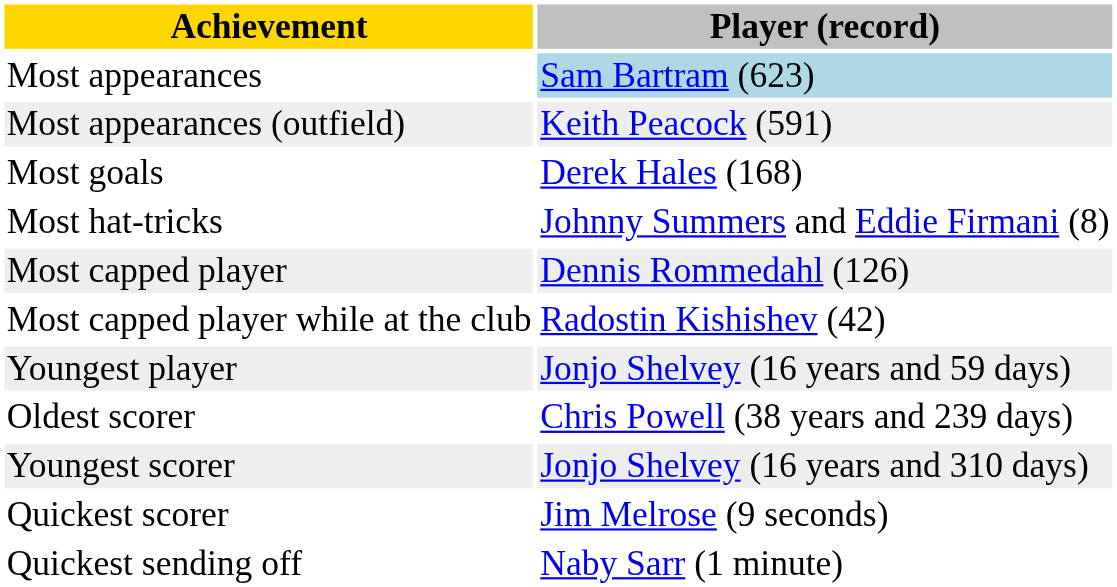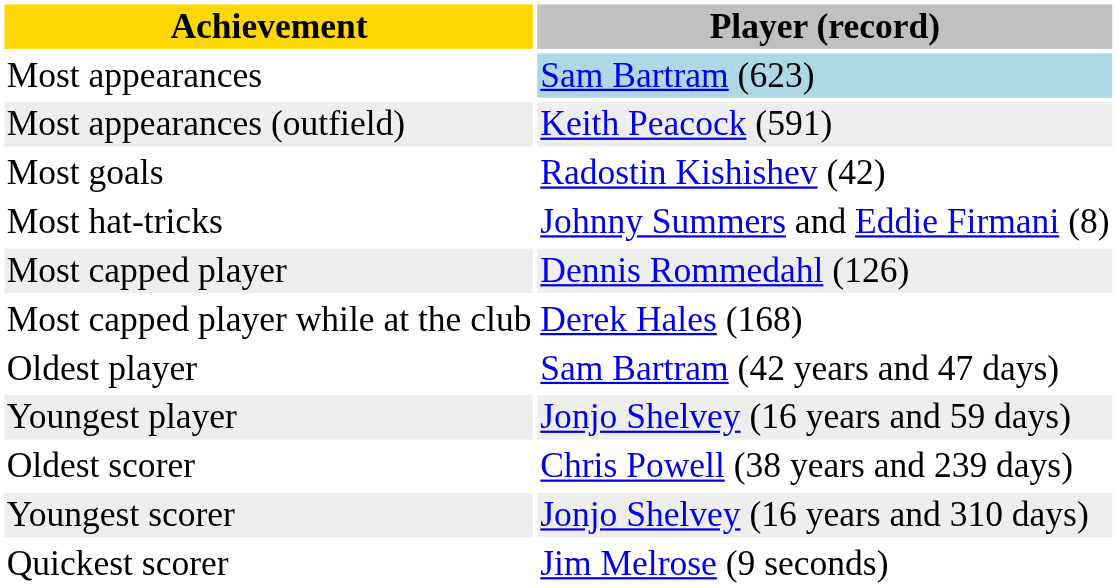(671, 172) Derek Hales (168) -> (713, 172) Radostin Kishishev (42)
(713, 319) Radostin Kishishev (42) -> (671, 319) Derek Hales (168)
+ row: (102, 367)
- row: (154, 563)
